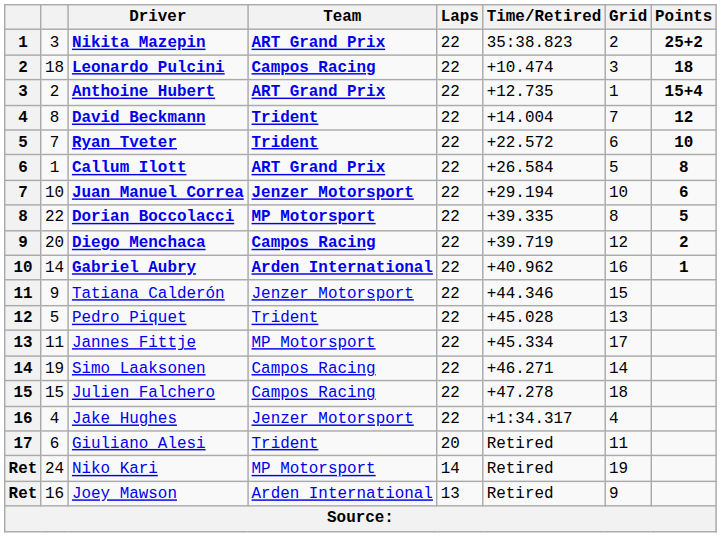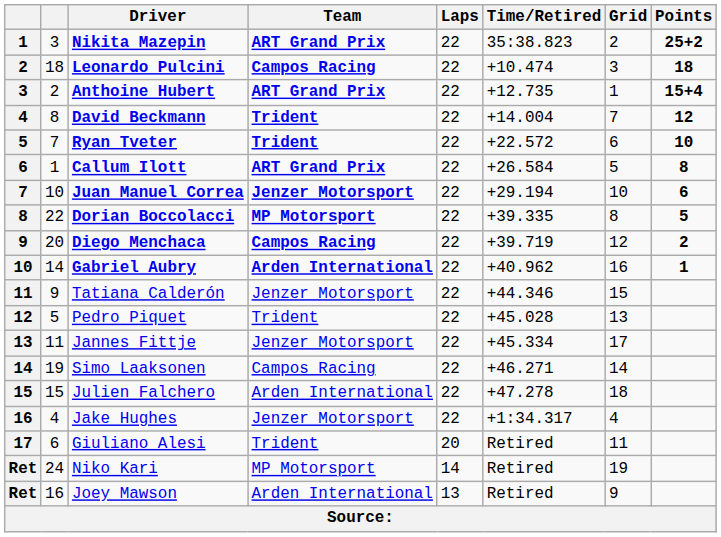(314, 343) MP Motorsport -> (333, 343) Jenzer Motorsport
(314, 393) Campos Racing -> (342, 393) Arden International
